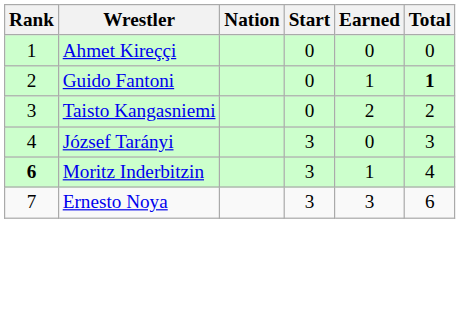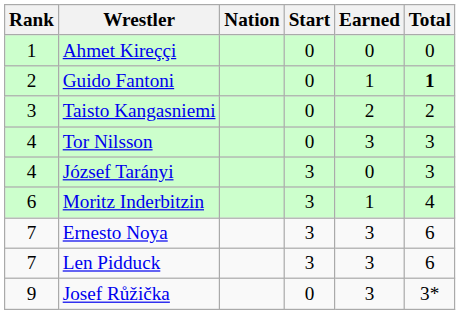+ row: (108, 141)
(31, 171) bold -> (31, 202) normal
+ row: (112, 263)
+ row: (116, 293)
